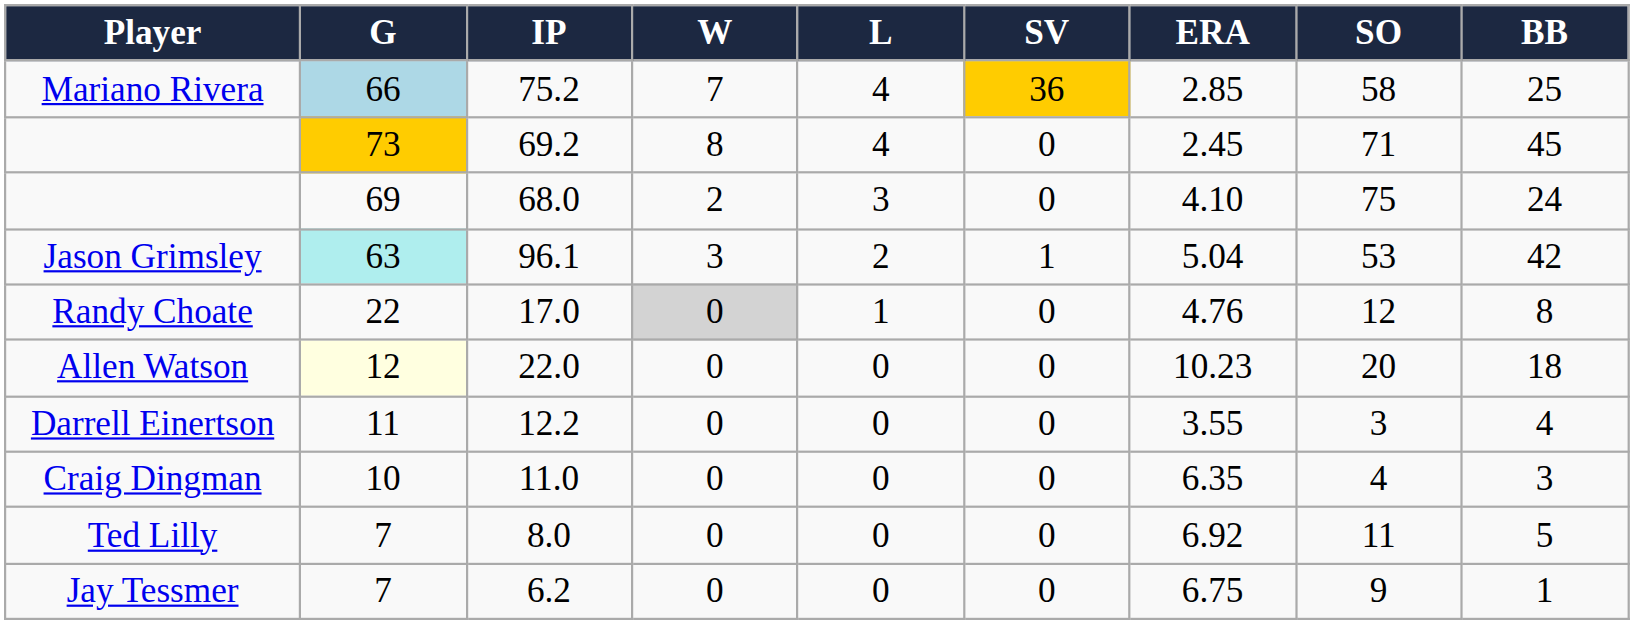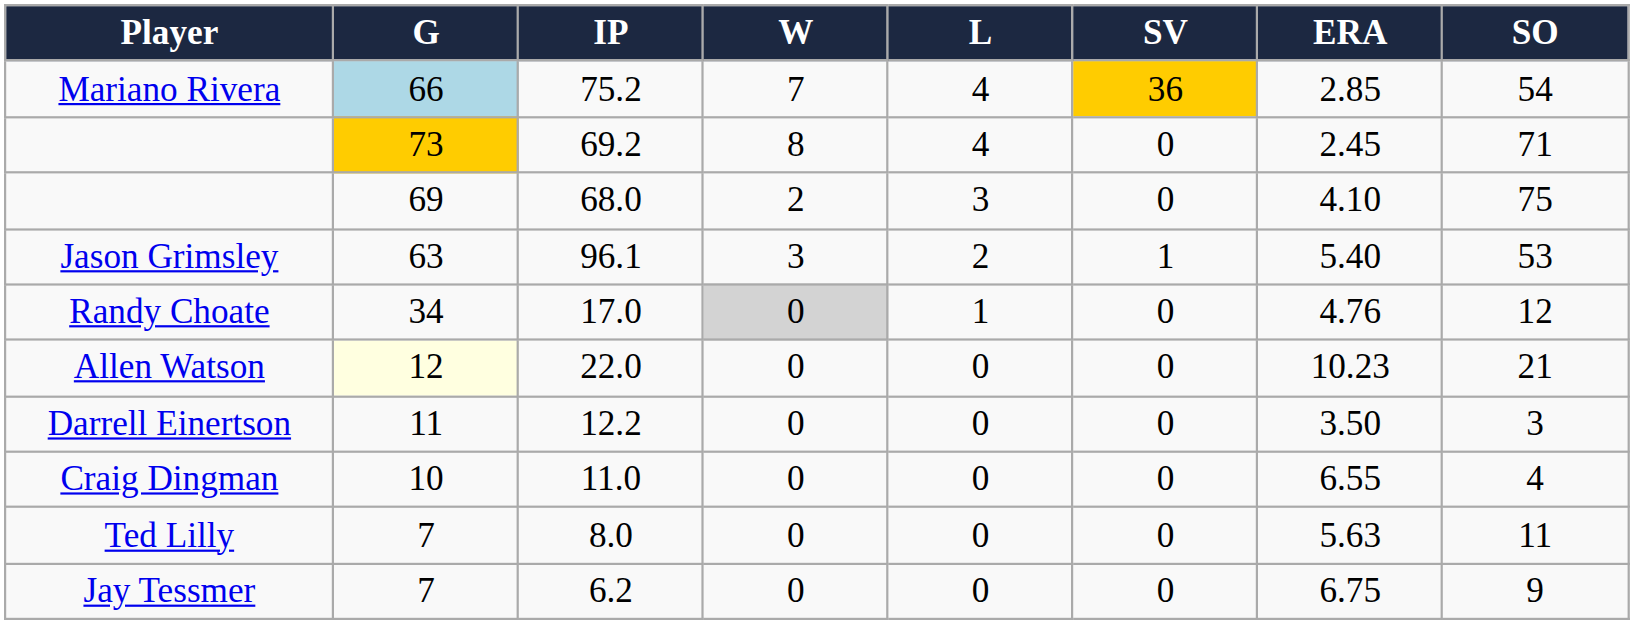- column: (1545, 32)
(1379, 88) 58 -> (1535, 88) 54
(383, 255) paleturquoise background -> (426, 255) no background
(1213, 255) 5.04 -> (1350, 255) 5.40
(383, 311) 22 -> (426, 311) 34
(1379, 367) 20 -> (1535, 367) 21
(1213, 423) 3.55 -> (1350, 423) 3.50
(1213, 479) 6.35 -> (1350, 479) 6.55
(1213, 534) 6.92 -> (1350, 534) 5.63
